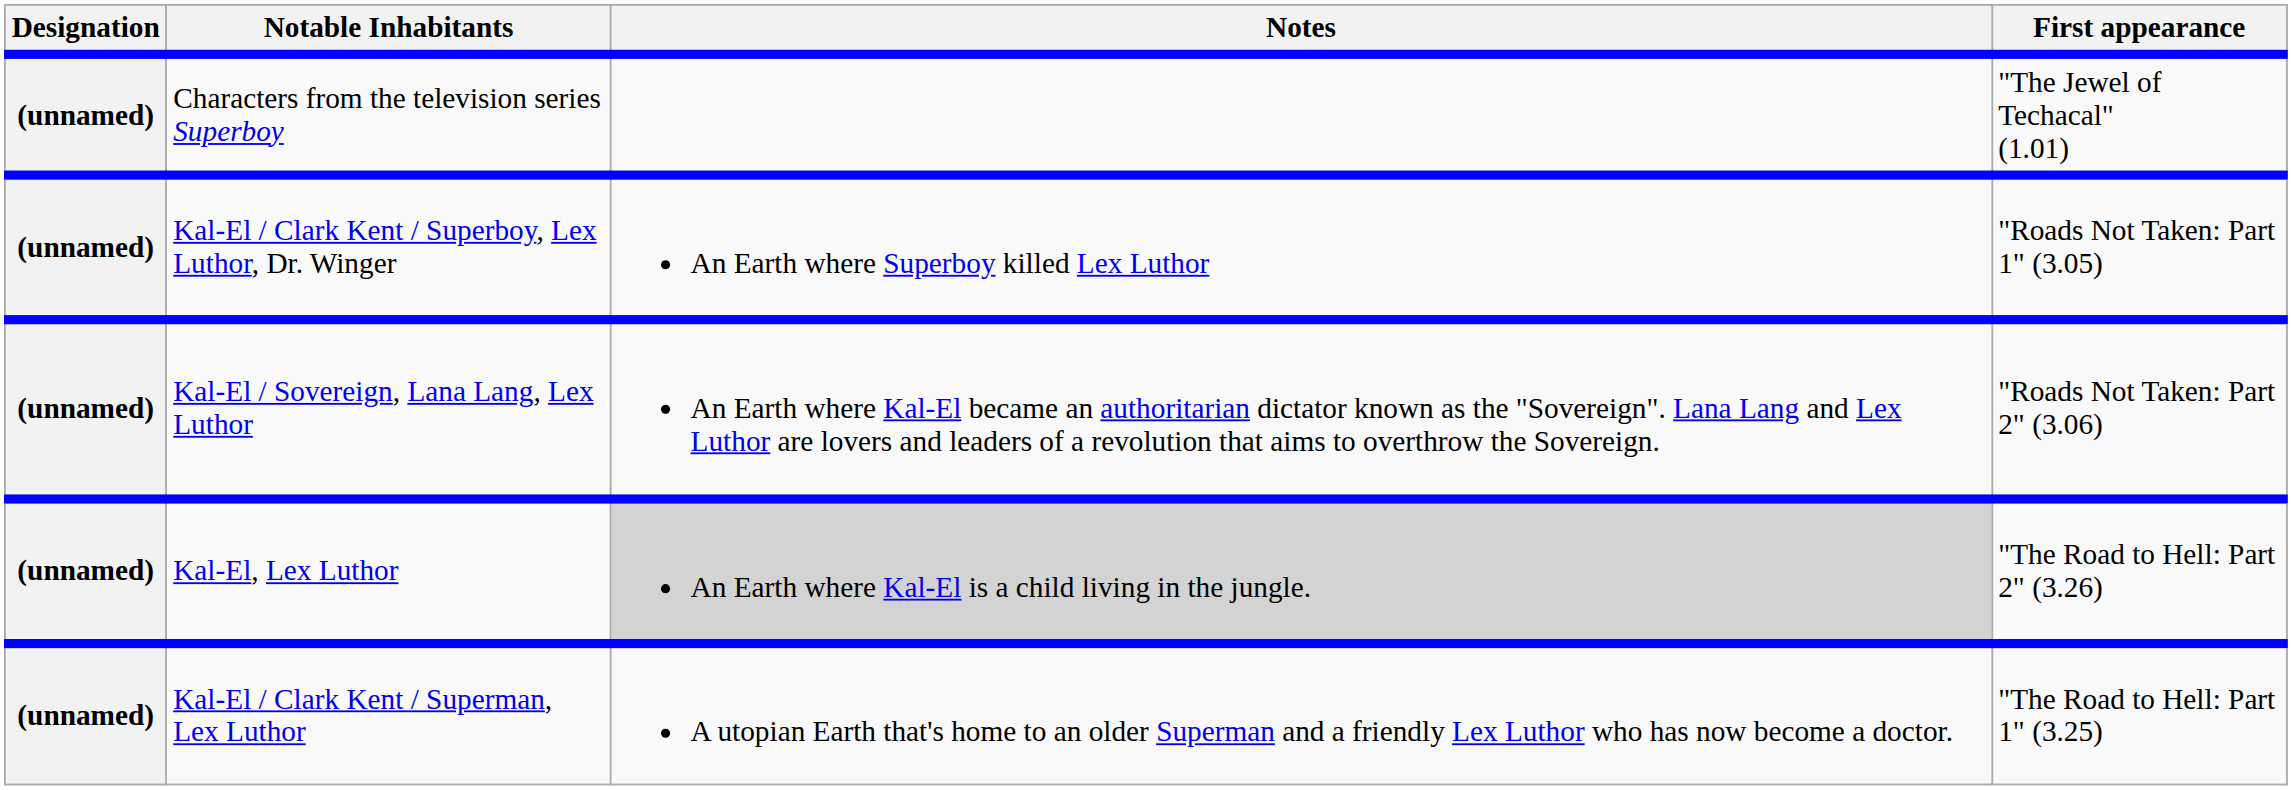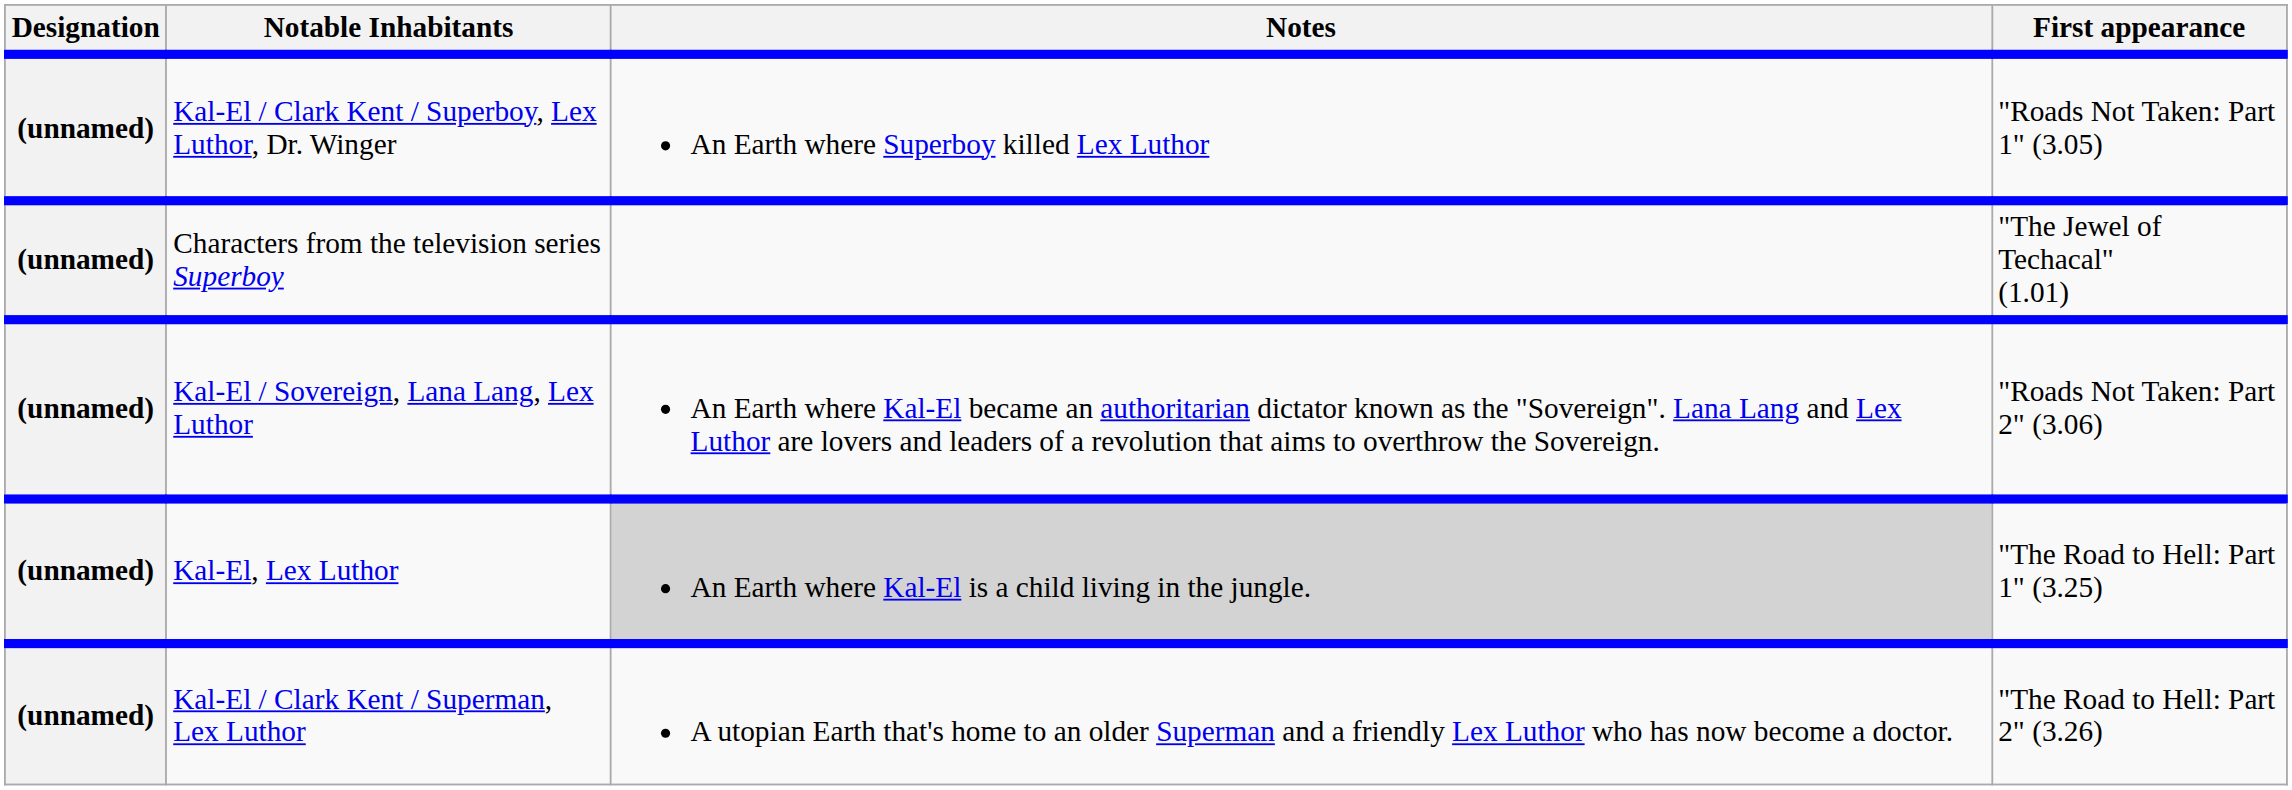rows swapped: (387, 114) <-> (385, 246)
(2137, 570) "The Road to Hell: Part 2" (3.26) -> (2137, 570) "The Road to Hell: Part 1" (3.25)
(2137, 715) "The Road to Hell: Part 1" (3.25) -> (2137, 715) "The Road to Hell: Part 2" (3.26)
